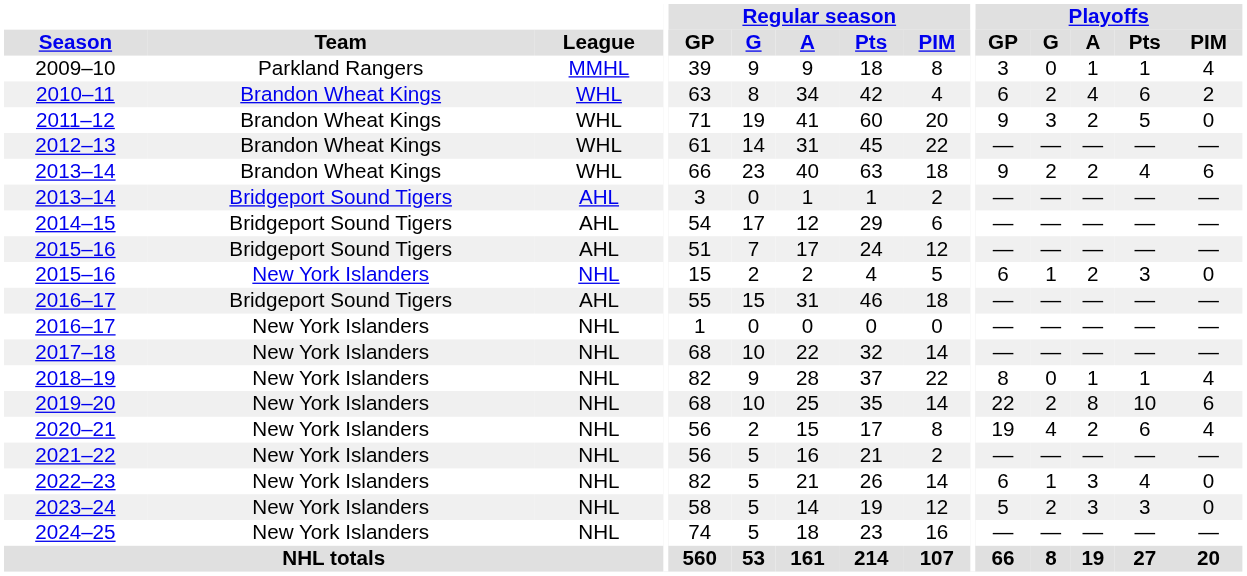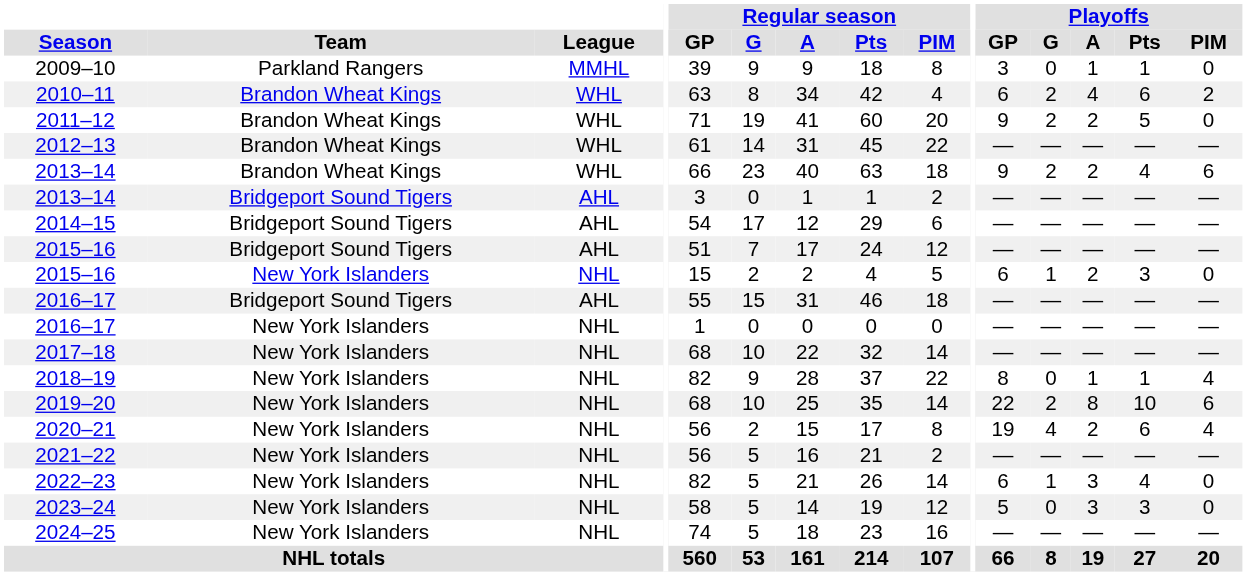(1208, 68) 4 -> (1208, 68) 0
(1051, 119) 3 -> (1051, 119) 2
(1051, 506) 2 -> (1051, 506) 0
